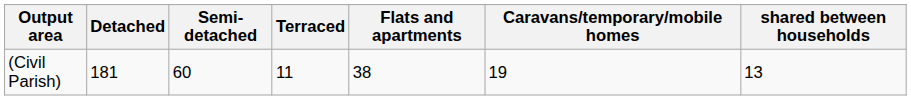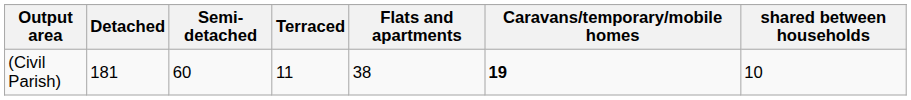(498, 72) normal -> (498, 72) bold
(754, 72) 13 -> (754, 72) 10
